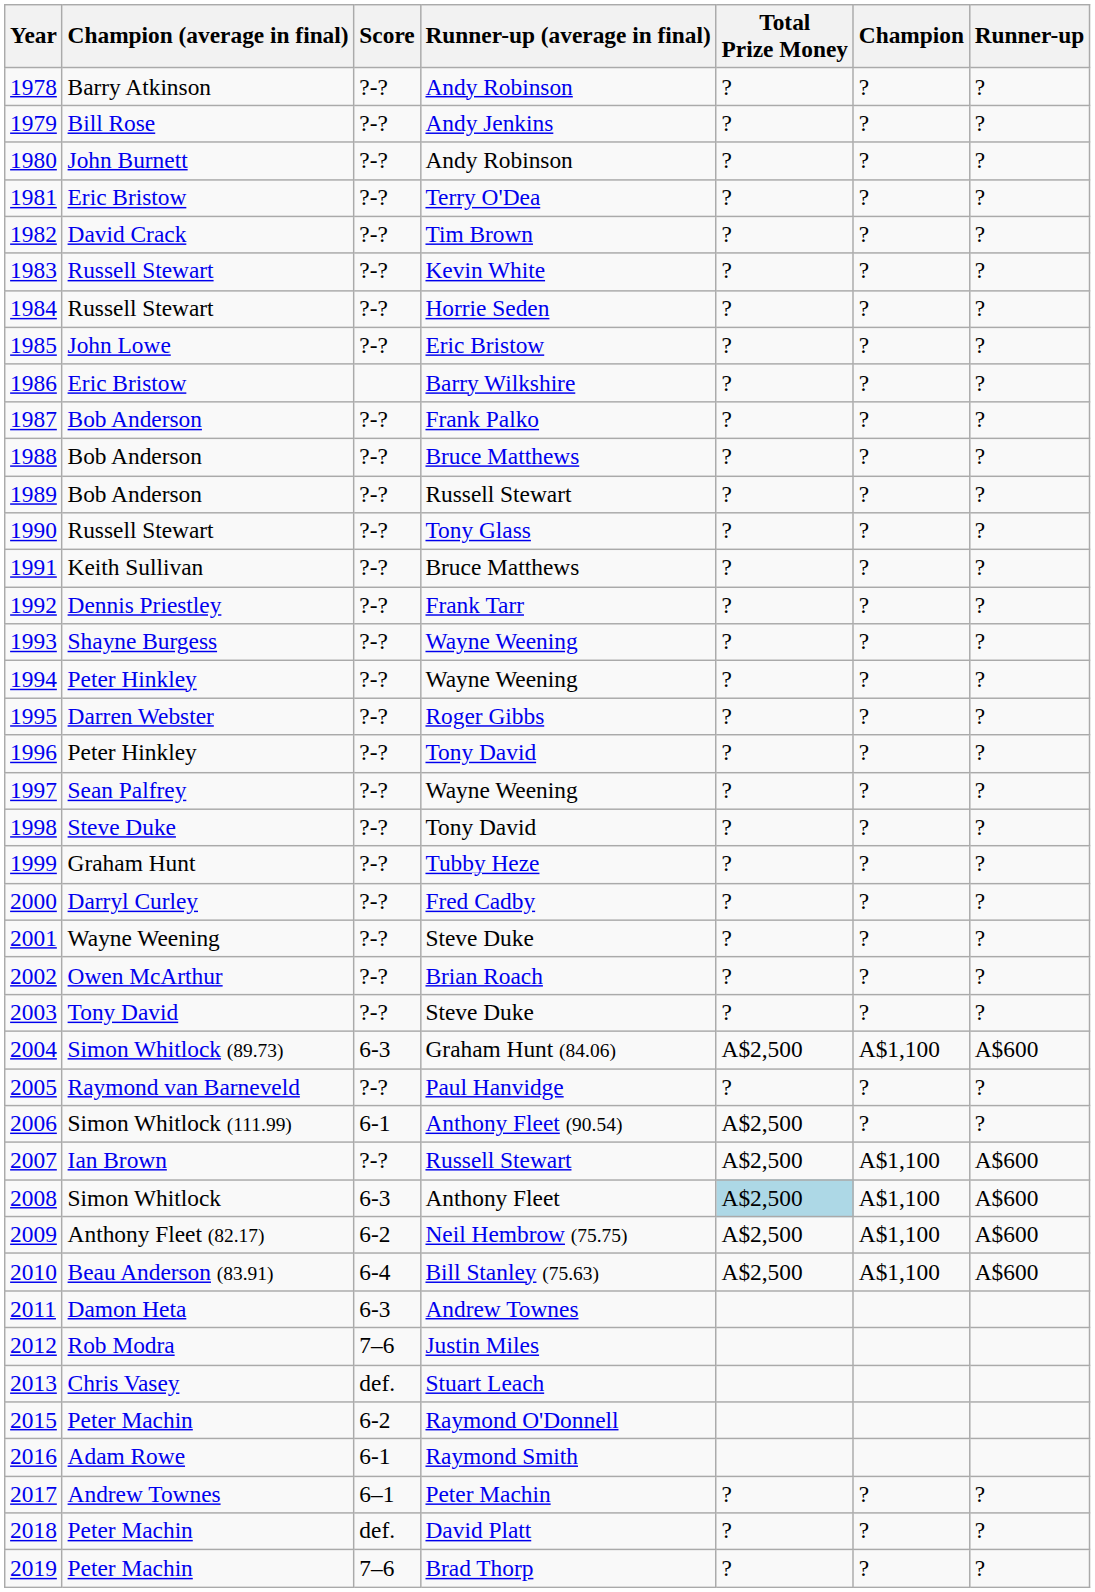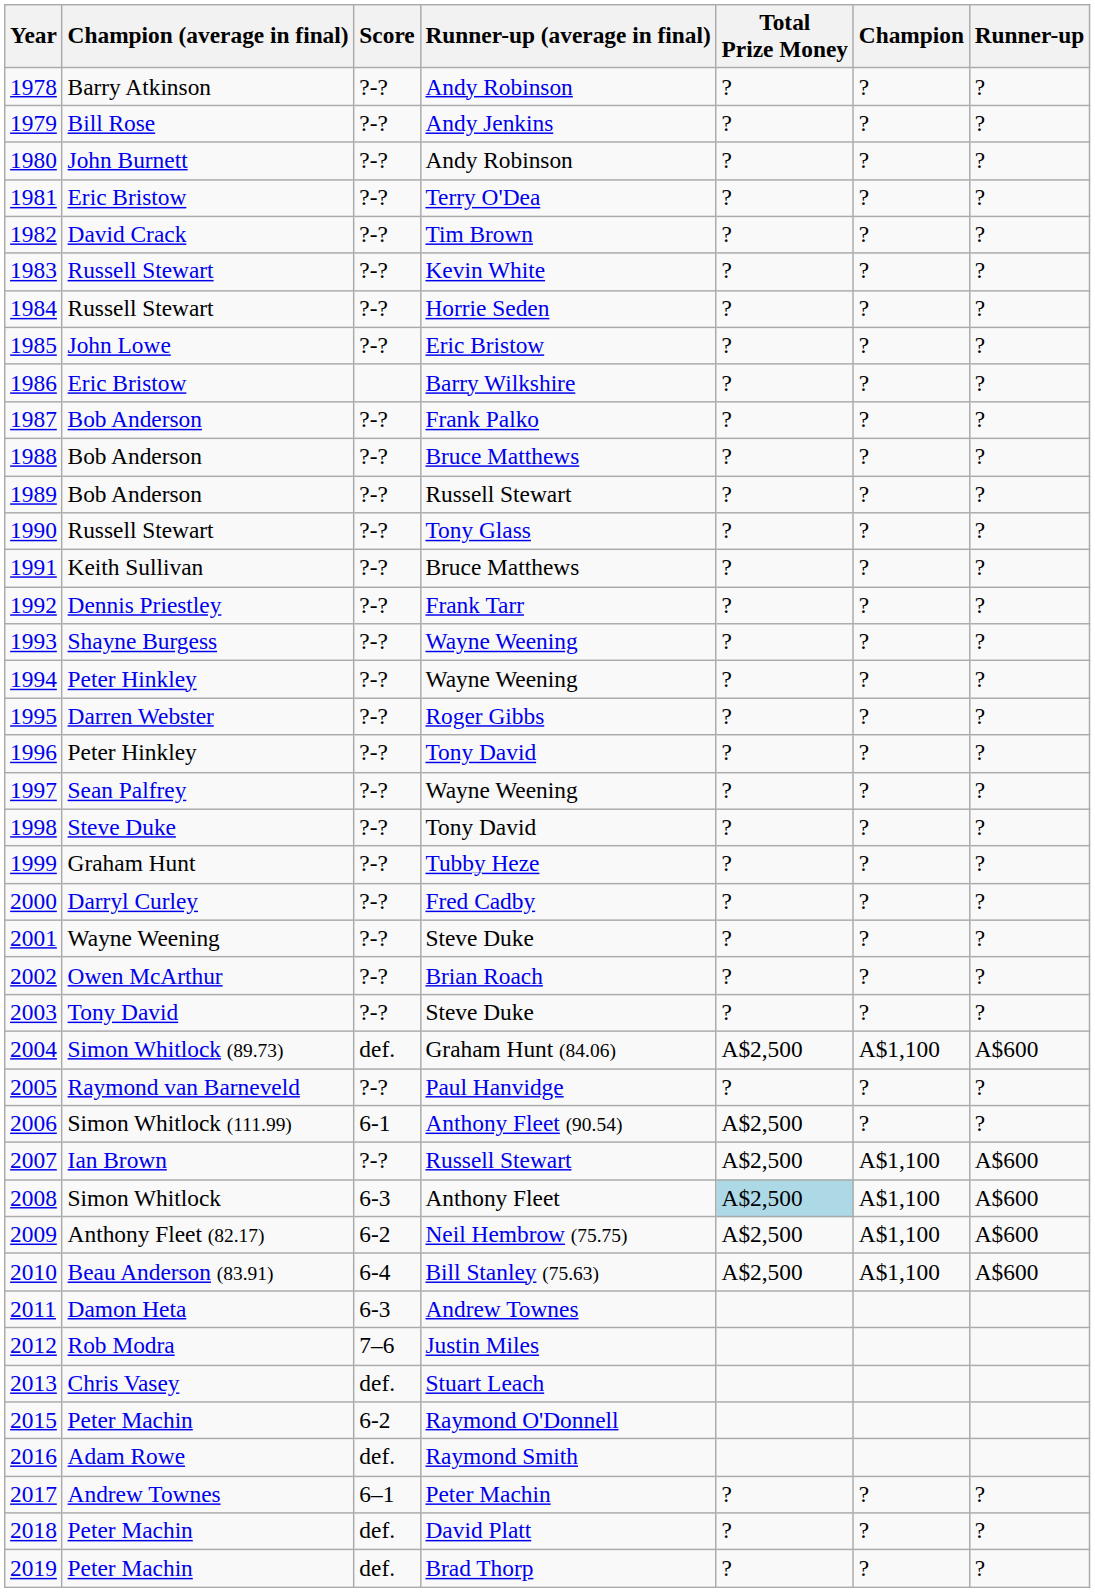(375, 1049) 6-3 -> (377, 1049) def.
(375, 1457) 6-1 -> (377, 1457) def.
(377, 1568) 7–6 -> (377, 1568) def.
